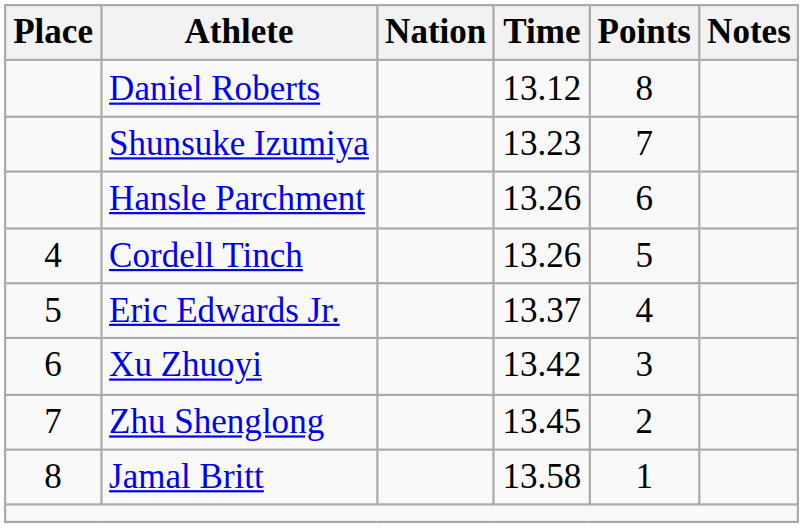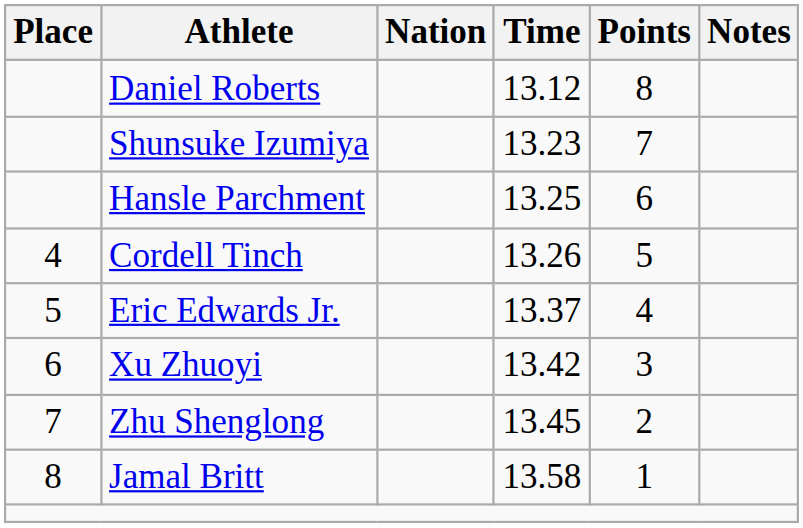(542, 198) 13.26 -> (542, 198) 13.25
